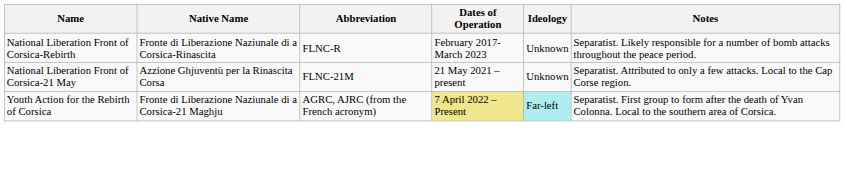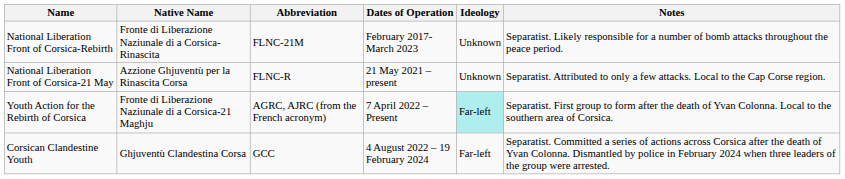(322, 48) FLNC-R -> (278, 42) FLNC-21M
(328, 77) FLNC-21M -> (272, 77) FLNC-R
(466, 106) khaki background -> (397, 112) no background
+ row: (53, 153)
